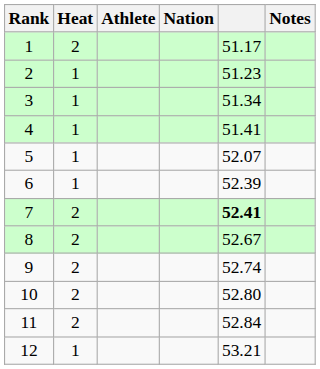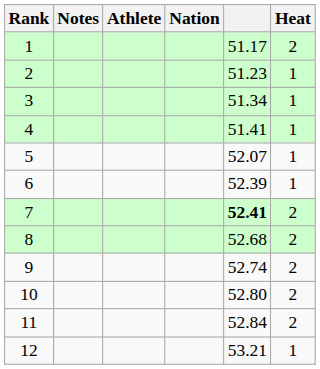columns swapped: (75, 18) <-> (290, 18)
(242, 239) 52.67 -> (247, 239) 52.68
